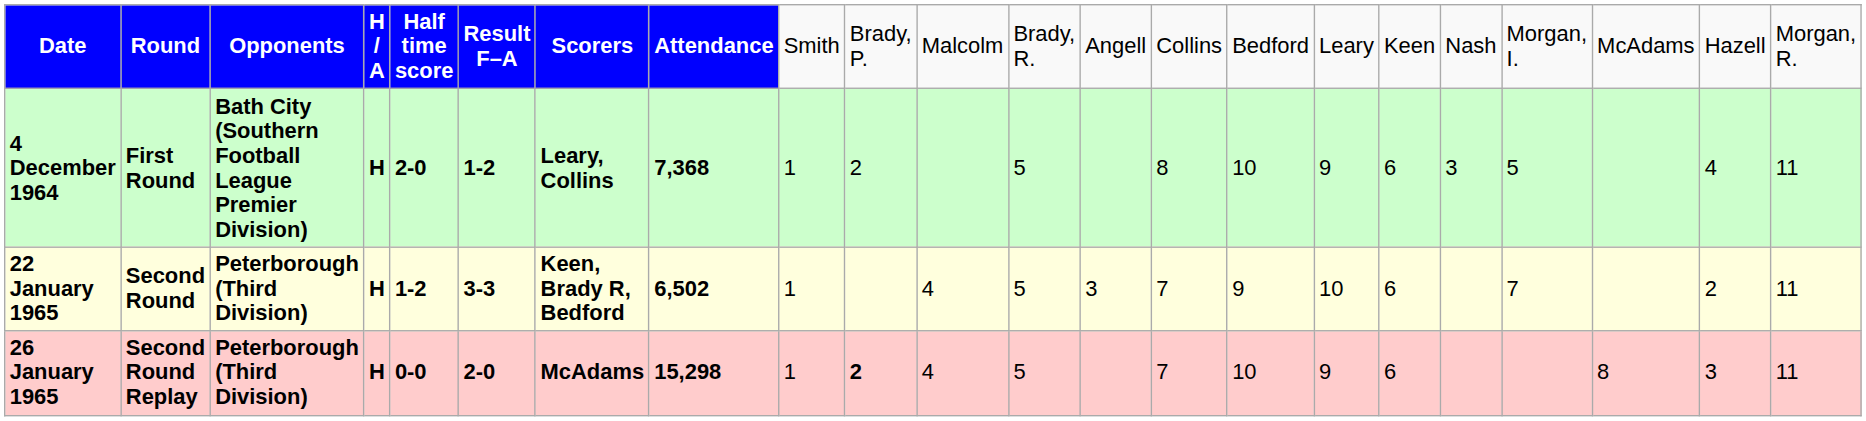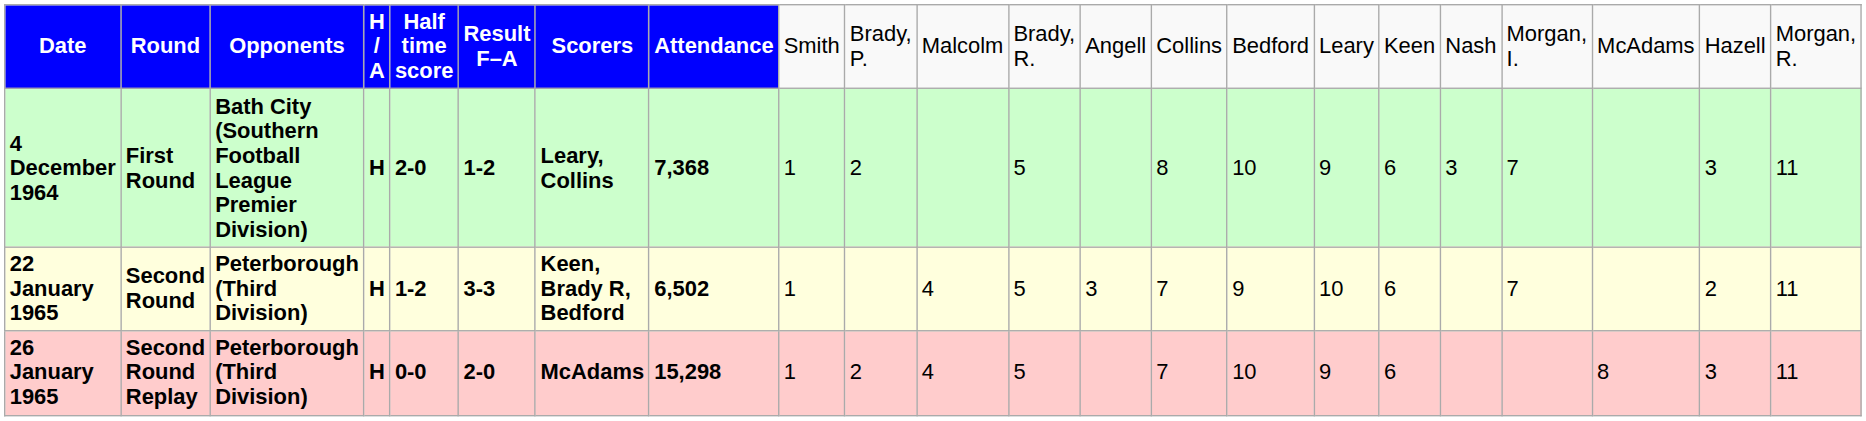(1513, 167) 5 -> (1513, 167) 7
(1711, 167) 4 -> (1711, 167) 3
(856, 372) bold -> (856, 372) normal
